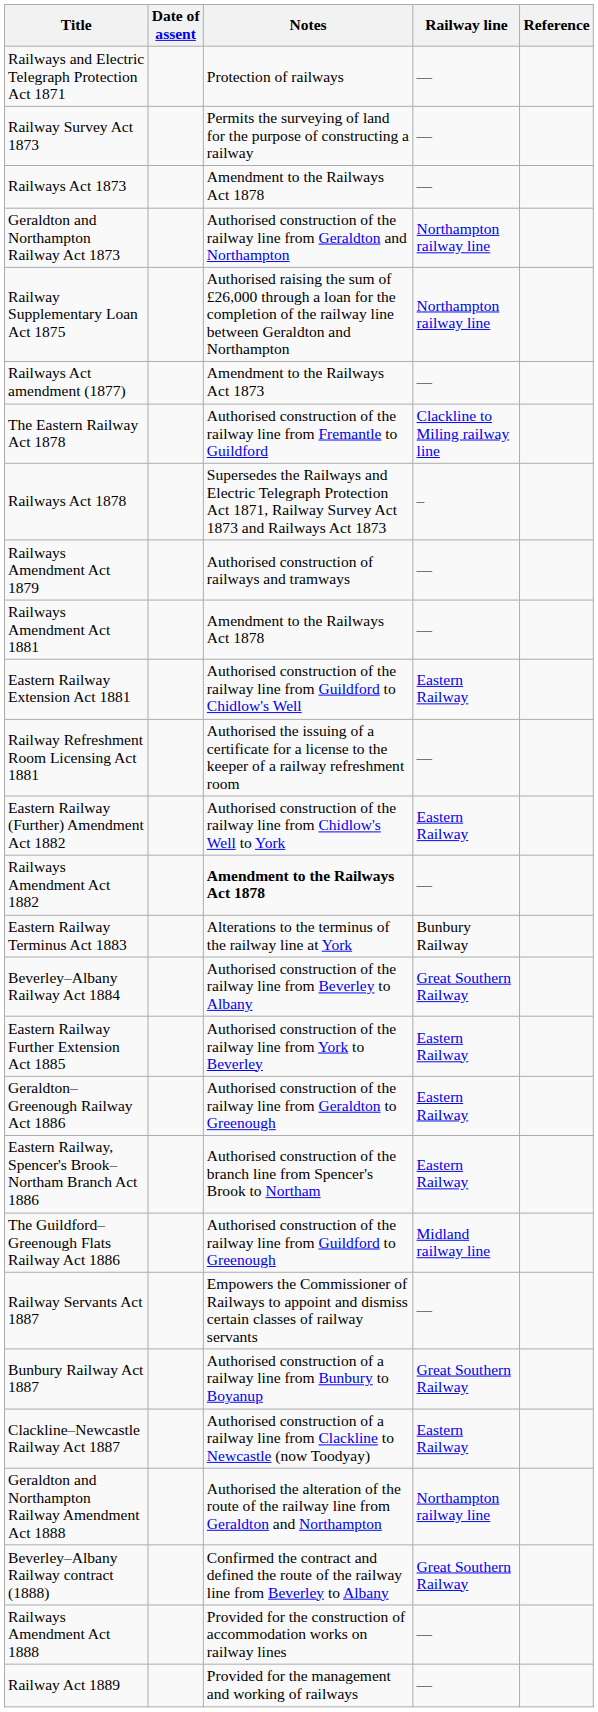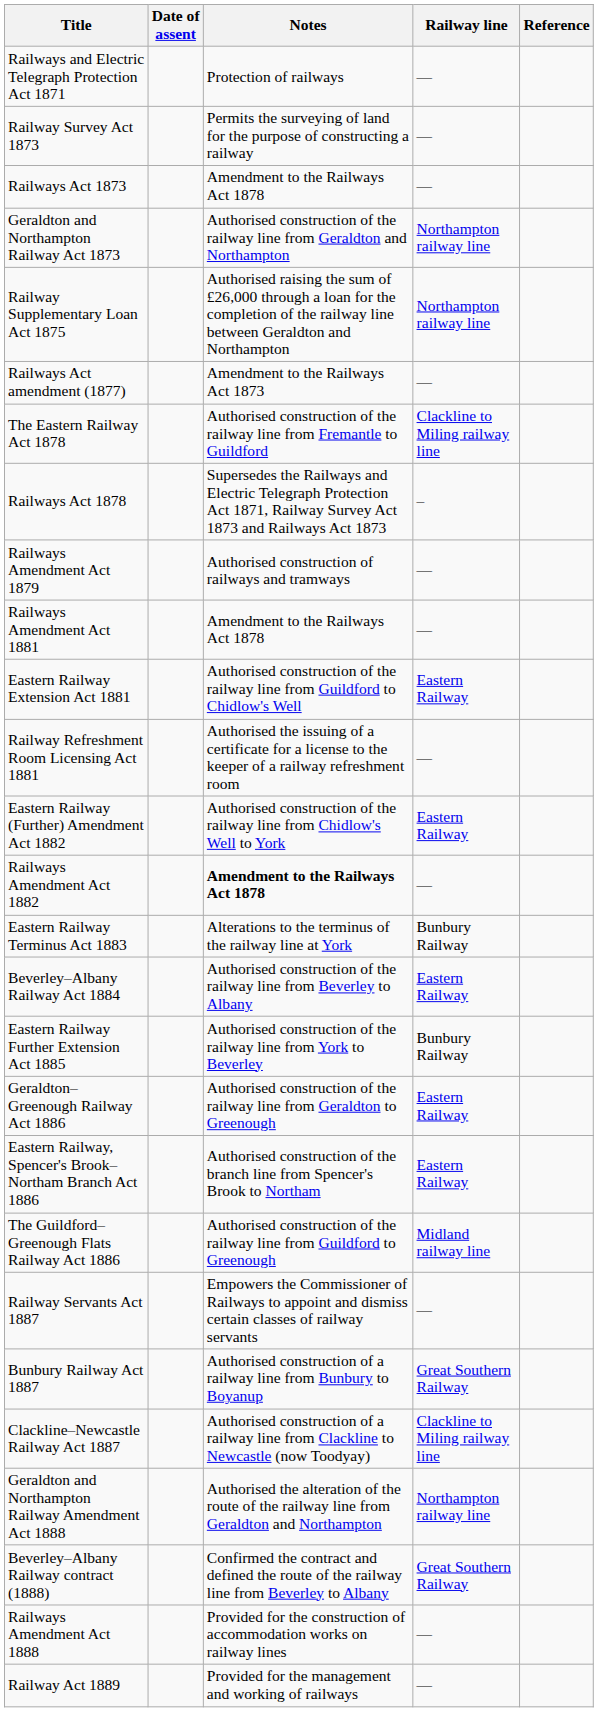(464, 986) Great Southern Railway -> (442, 986) Eastern Railway
(442, 1046) Eastern Railway -> (444, 1046) Bunbury Railway
(442, 1438) Eastern Railway -> (463, 1438) Clackline to Miling railway line
